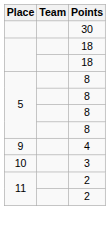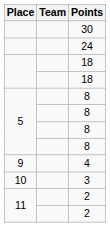+ row: (21, 46)
